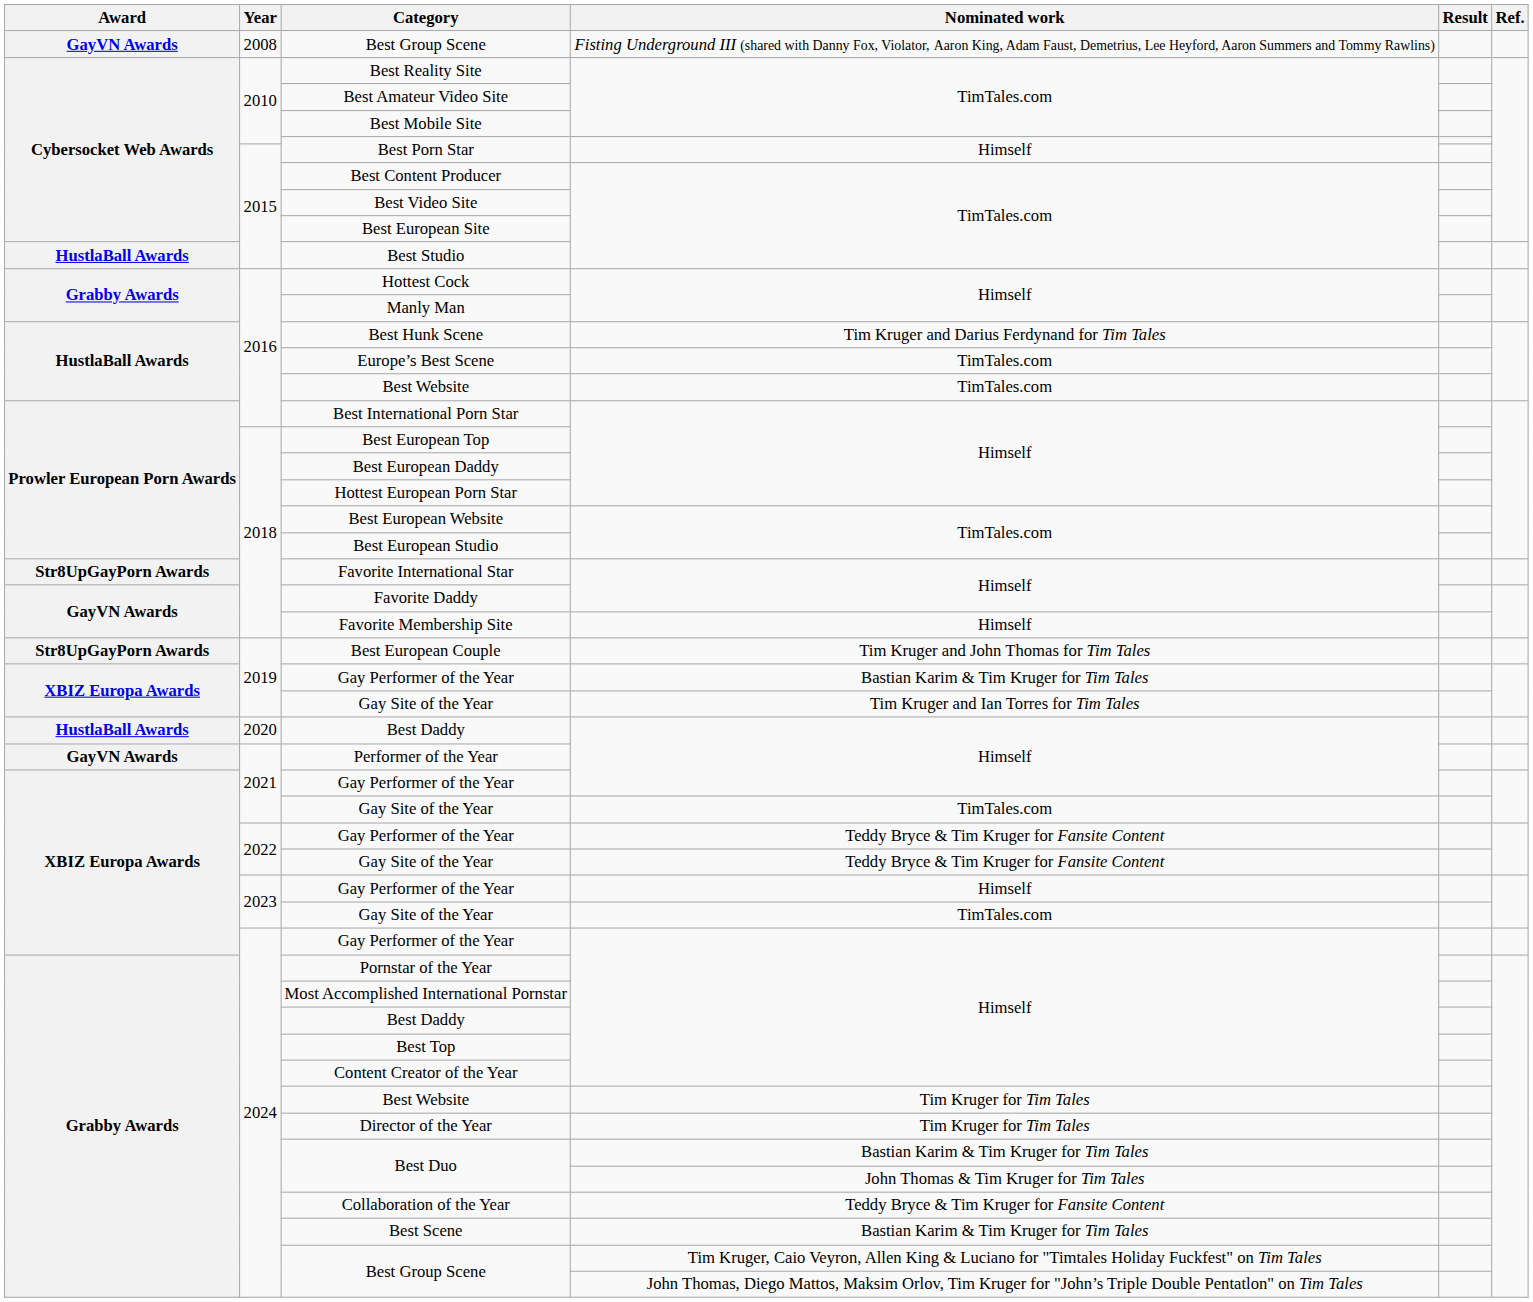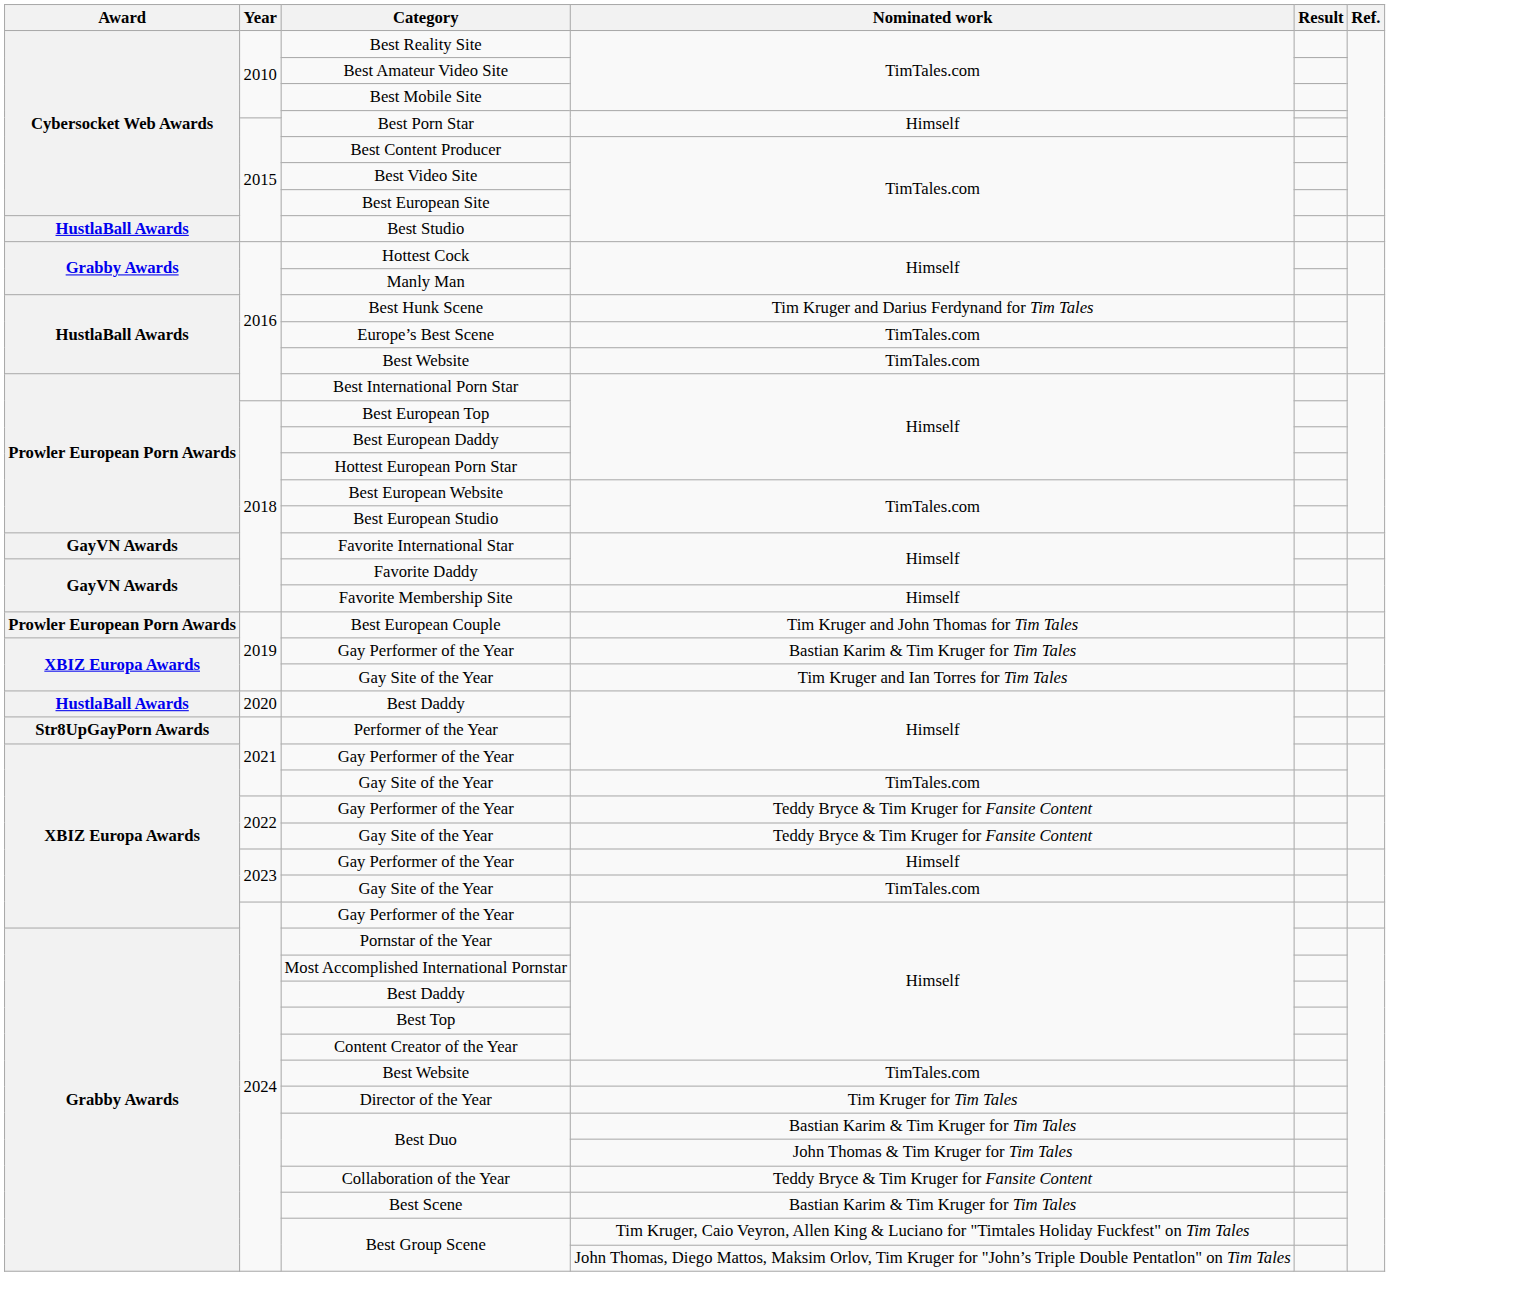- row: (260, 44)
(122, 571) Str8UpGayPorn Awards -> (122, 545) GayVN Awards
(122, 651) Str8UpGayPorn Awards -> (122, 624) Prowler European Porn Awards
(122, 756) GayVN Awards -> (122, 730) Str8UpGayPorn Awards
(1005, 1099) Tim Kruger for Tim Tales -> (933, 1073) TimTales.com
